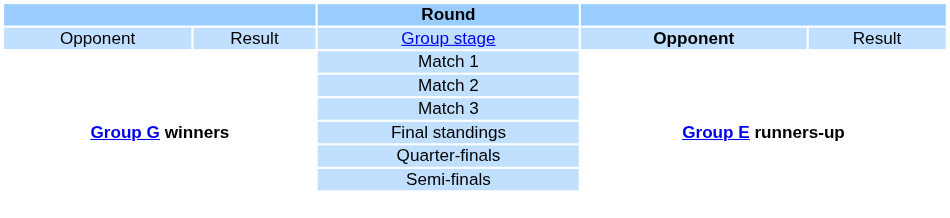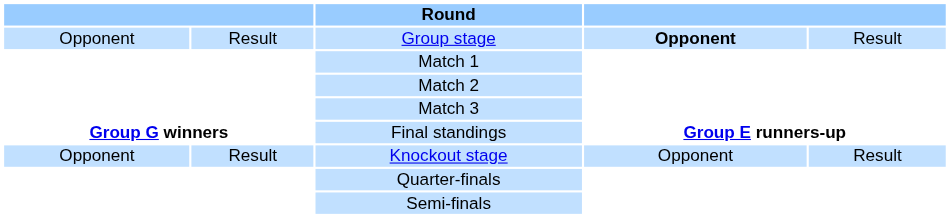+ row: (449, 156)
